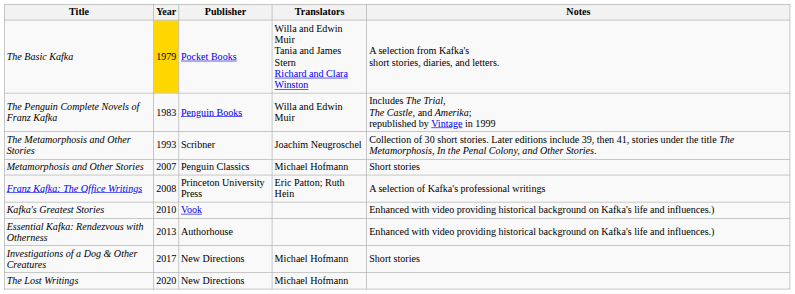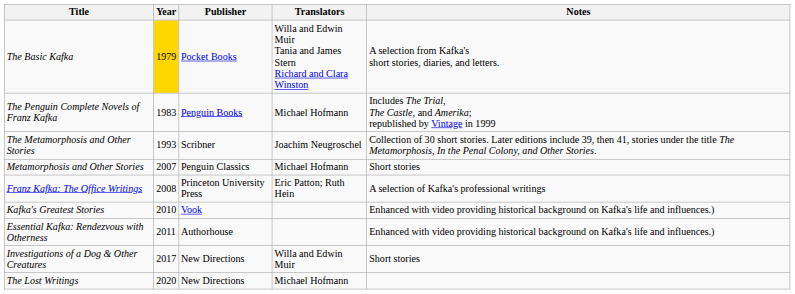(309, 112) Willa and Edwin Muir -> (311, 112) Michael Hofmann
(166, 232) 2013 -> (166, 232) 2011
(311, 259) Michael Hofmann -> (309, 259) Willa and Edwin Muir
